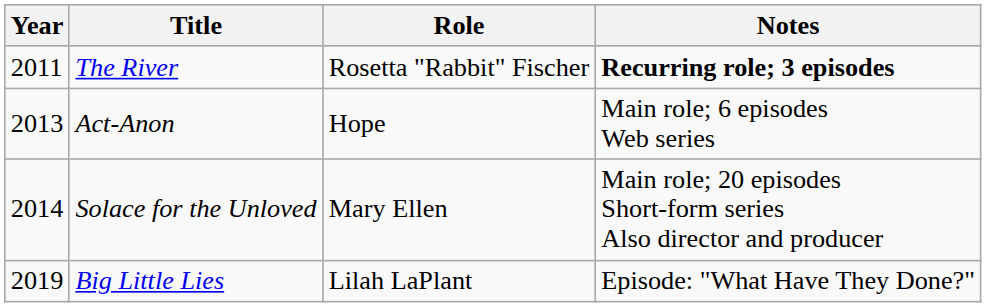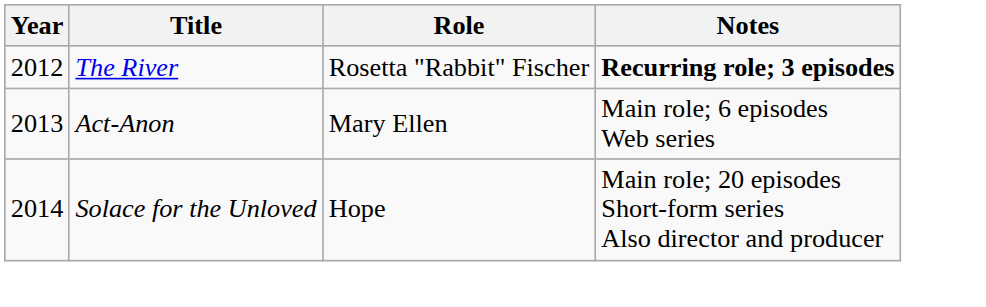(37, 66) 2011 -> (37, 66) 2012
(357, 123) Hope -> (388, 123) Mary Ellen
(388, 209) Mary Ellen -> (357, 209) Hope
- row: (150, 280)
